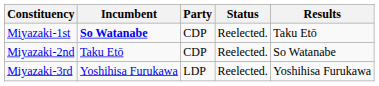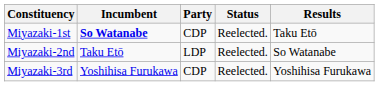(195, 52) CDP -> (195, 52) LDP
(195, 71) LDP -> (195, 71) CDP
